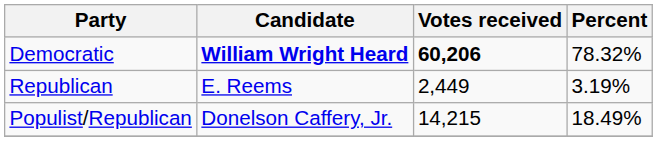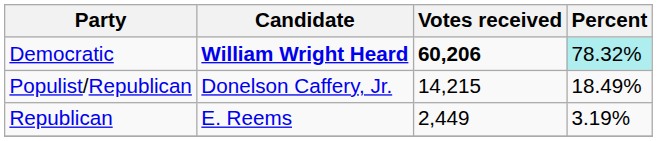(607, 53) no background -> (607, 53) paleturquoise background
rows swapped: (101, 119) <-> (61, 86)
